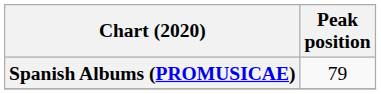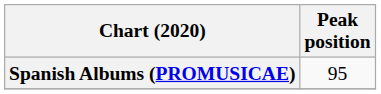(338, 72) 79 -> (338, 72) 95
